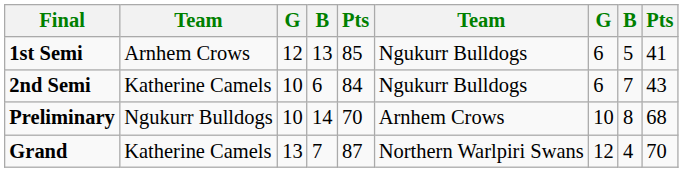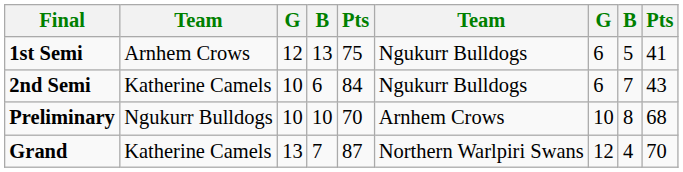(352, 53) 85 -> (352, 53) 75
(322, 118) 14 -> (322, 118) 10
